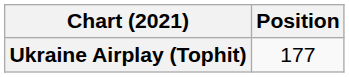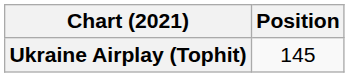(298, 54) 177 -> (298, 54) 145
